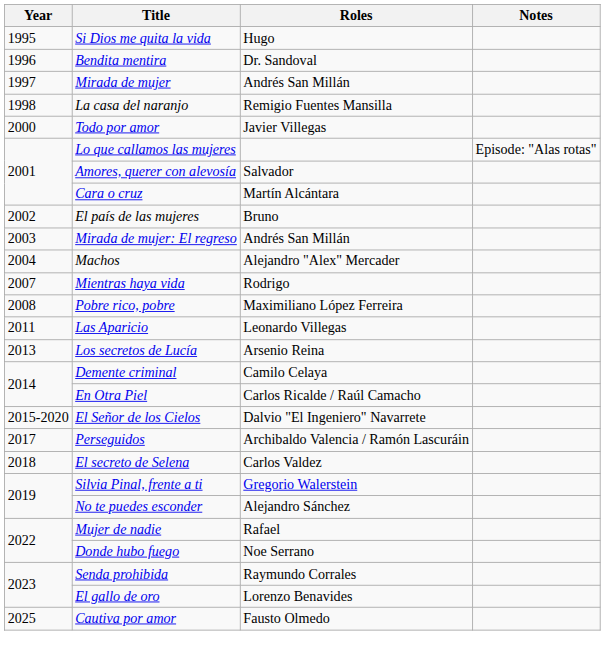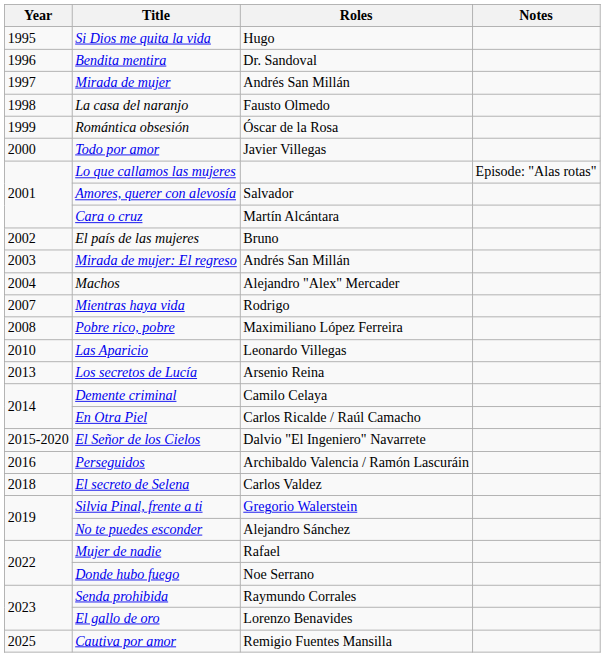(318, 104) Remigio Fuentes Mansilla -> (287, 104) Fausto Olmedo
+ row: (132, 127)
(22, 328) 2011 -> (22, 350) 2010
(22, 439) 2017 -> (22, 462) 2016
(287, 618) Fausto Olmedo -> (318, 640) Remigio Fuentes Mansilla
